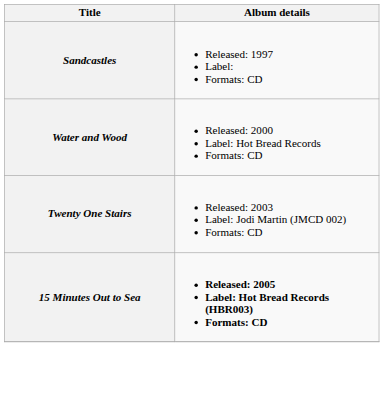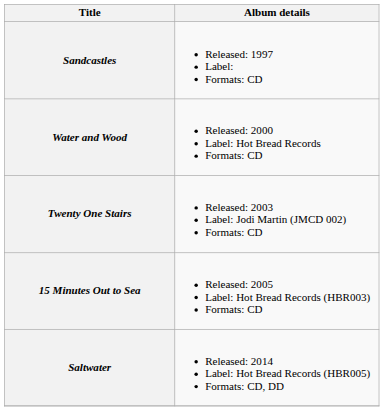(277, 303) bold -> (277, 297) normal
+ row: (90, 367)
